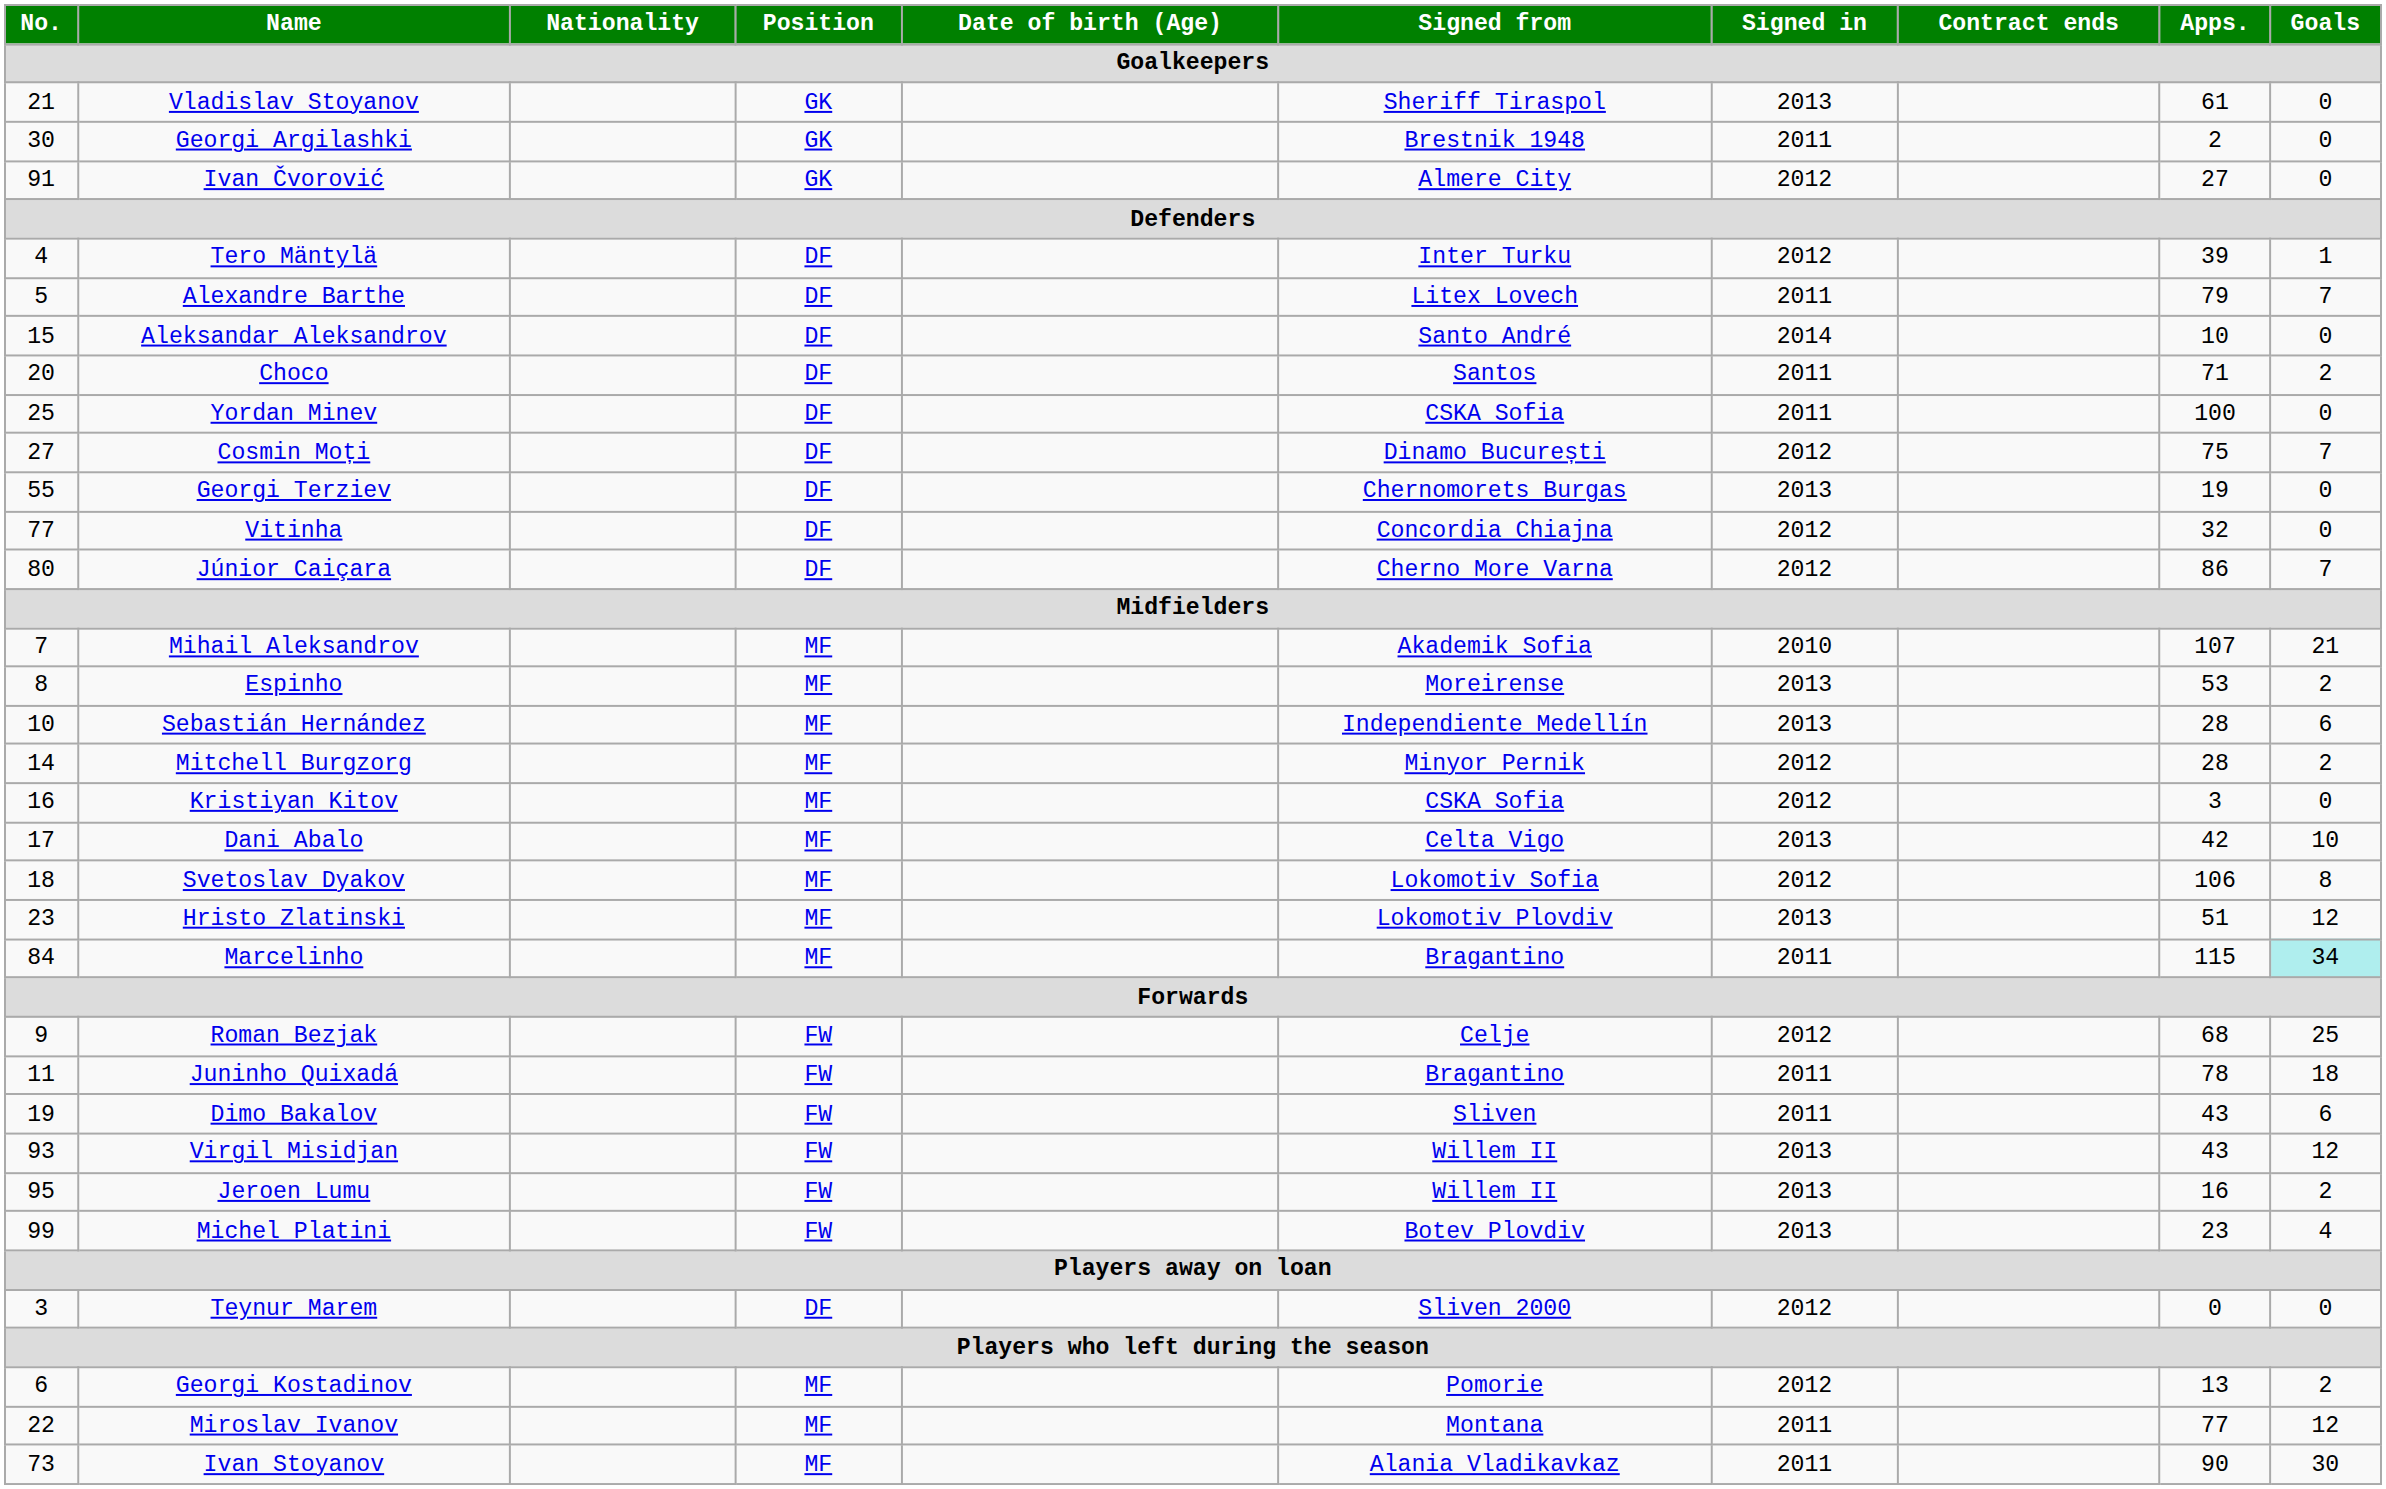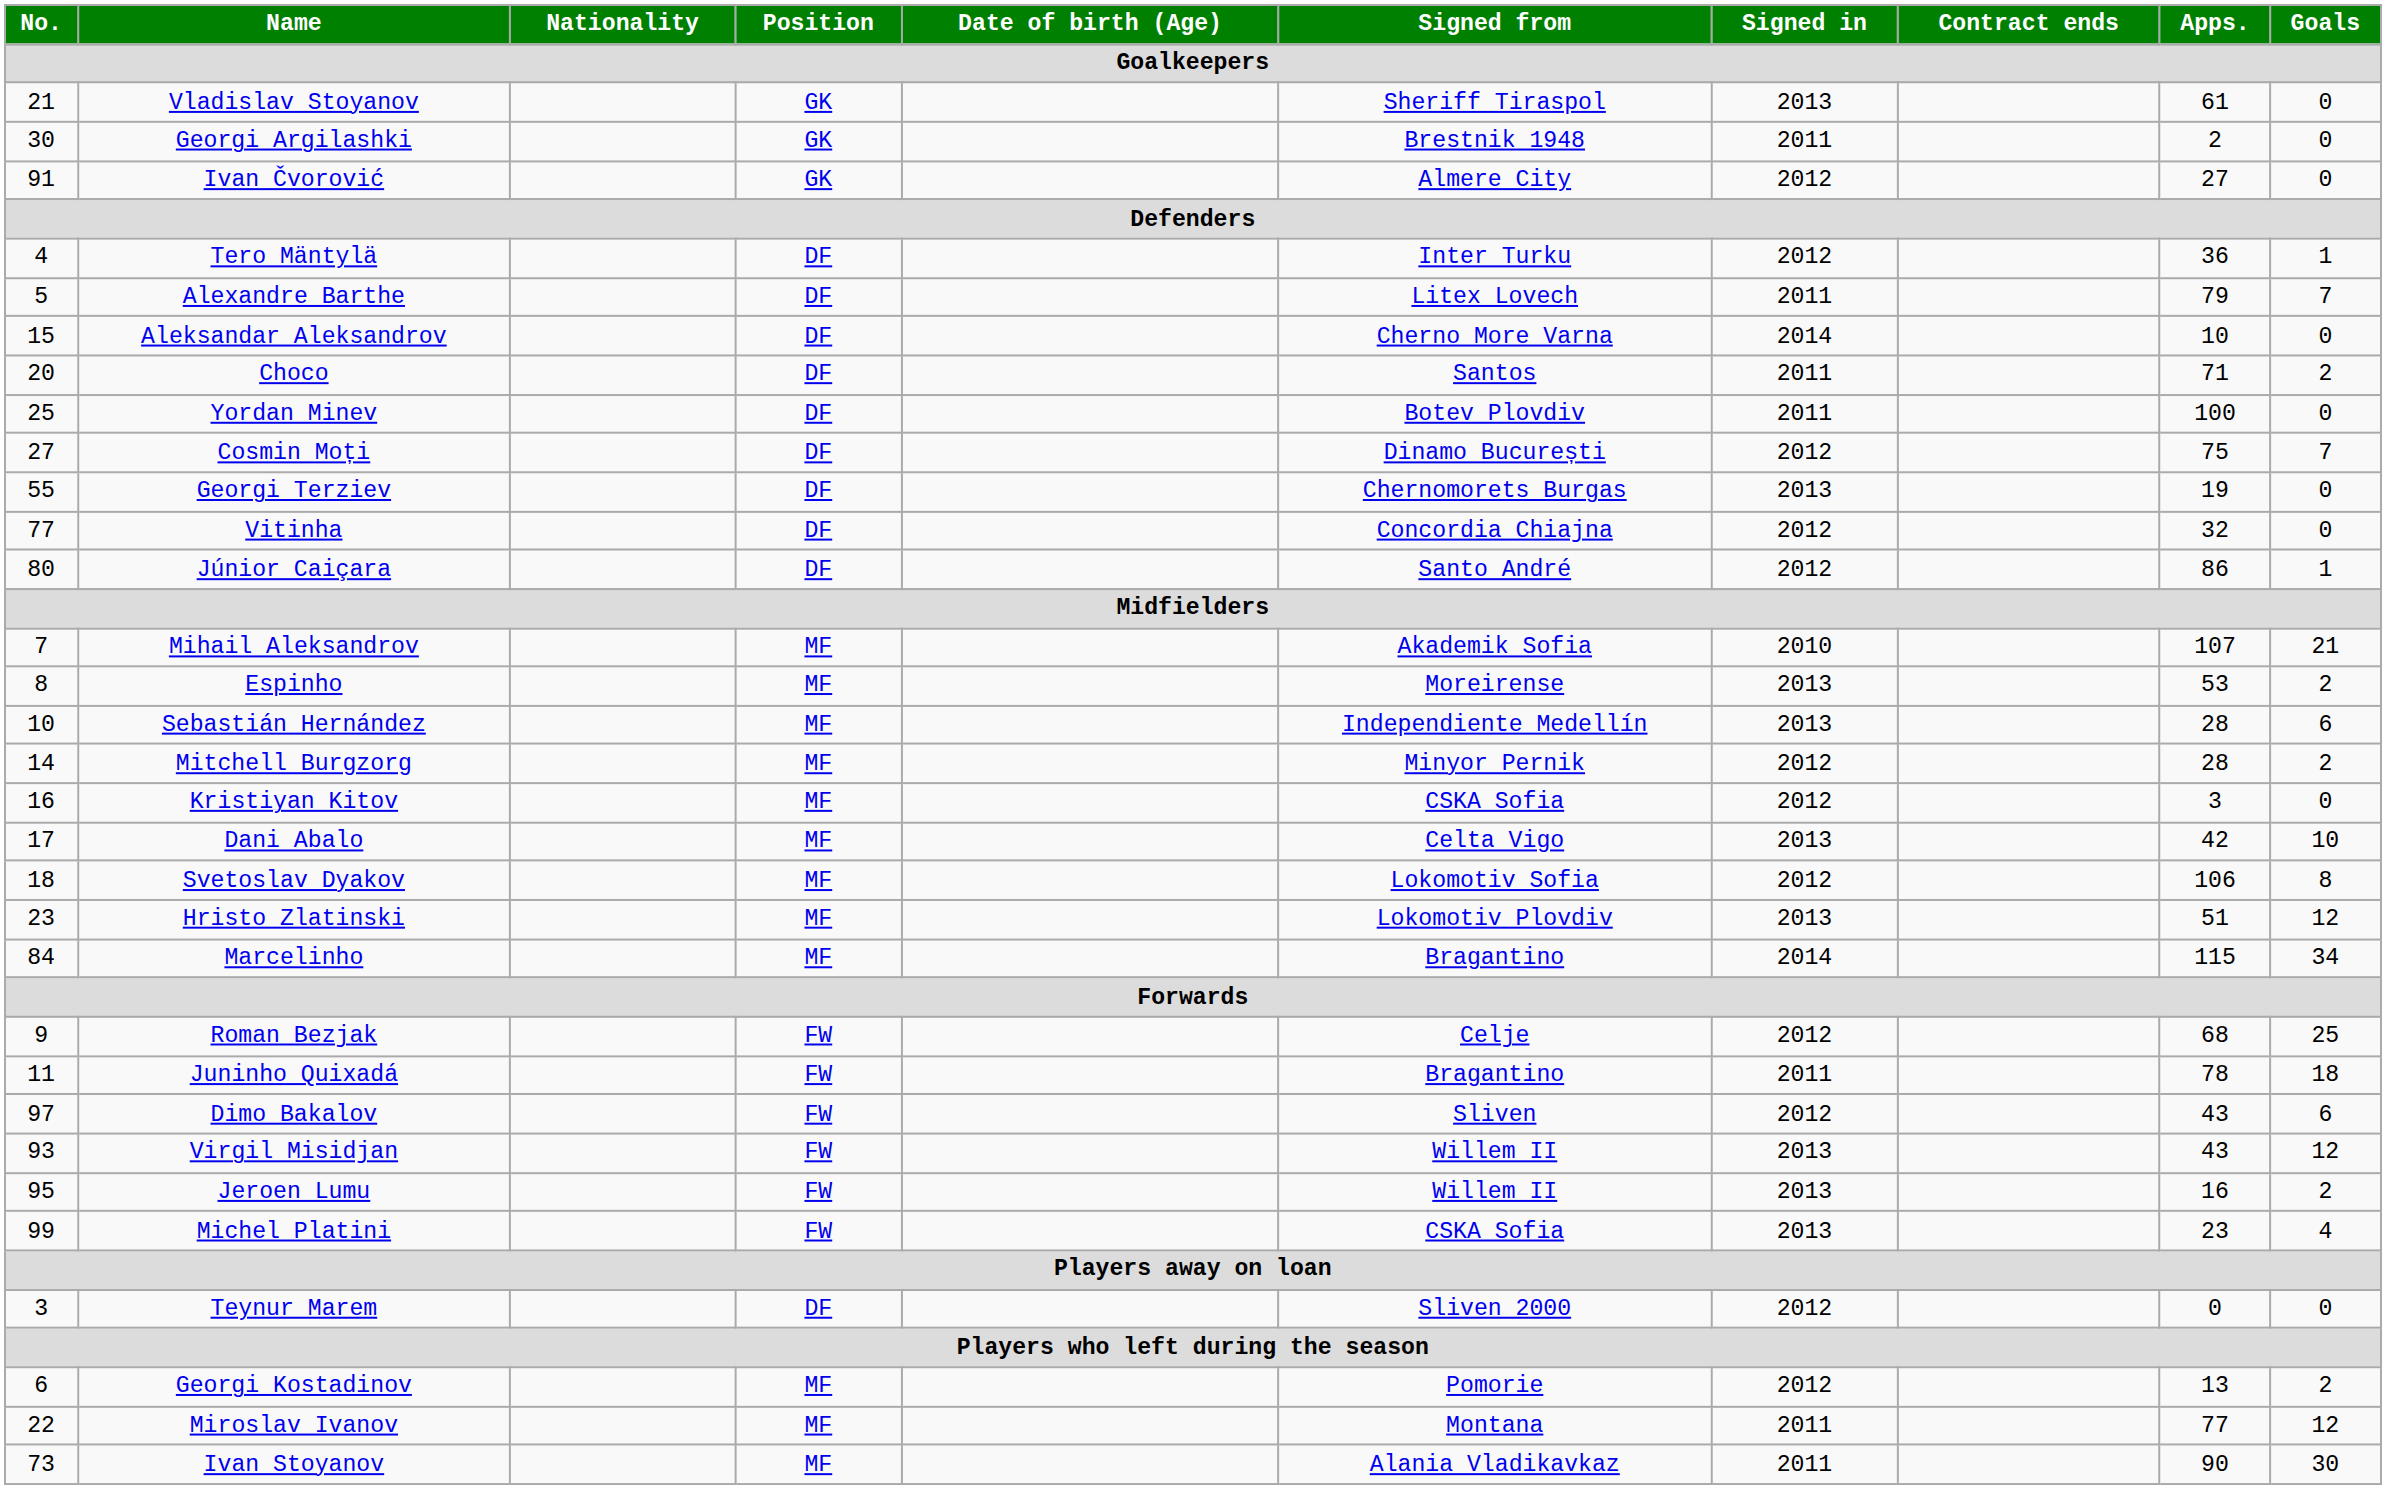(2215, 258) 39 -> (2215, 258) 36
(1495, 335) Santo André -> (1495, 335) Cherno More Varna
(1495, 413) CSKA Sofia -> (1495, 413) Botev Plovdiv
(1495, 569) Cherno More Varna -> (1495, 569) Santo André
(2325, 569) 7 -> (2325, 569) 1
(1804, 958) 2011 -> (1804, 958) 2014
(2325, 958) paleturquoise background -> (2325, 958) no background
(41, 1114) 19 -> (41, 1114) 97
(1804, 1114) 2011 -> (1804, 1114) 2012
(1495, 1231) Botev Plovdiv -> (1495, 1231) CSKA Sofia
